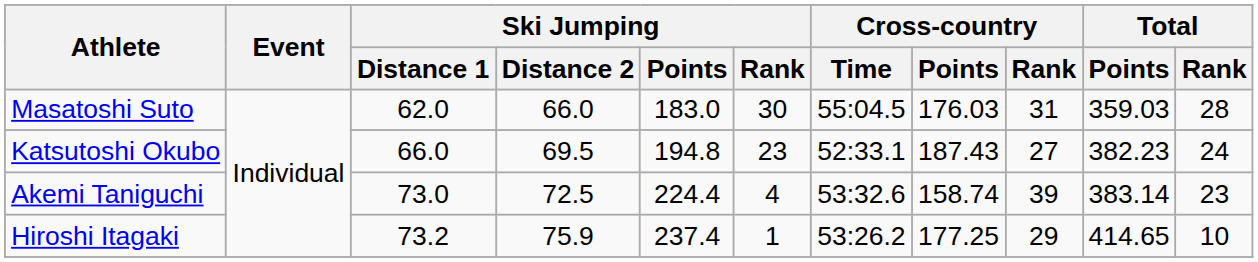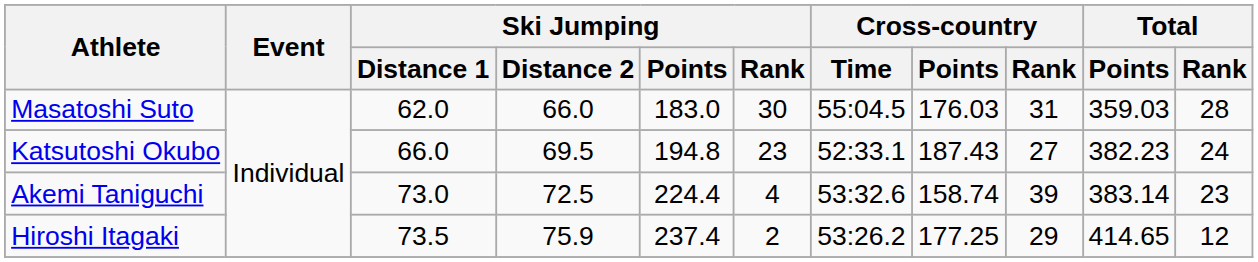(423, 236) 73.2 -> (423, 236) 73.5
(772, 236) 1 -> (772, 236) 2
(1214, 236) 10 -> (1214, 236) 12
